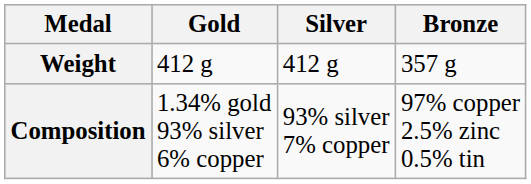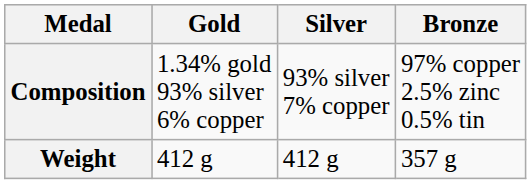rows swapped: (78, 63) <-> (78, 130)
